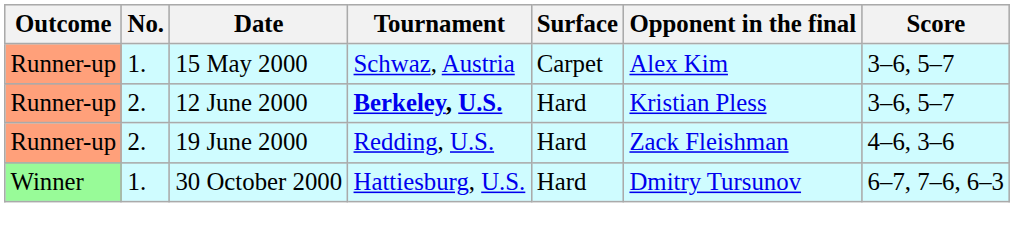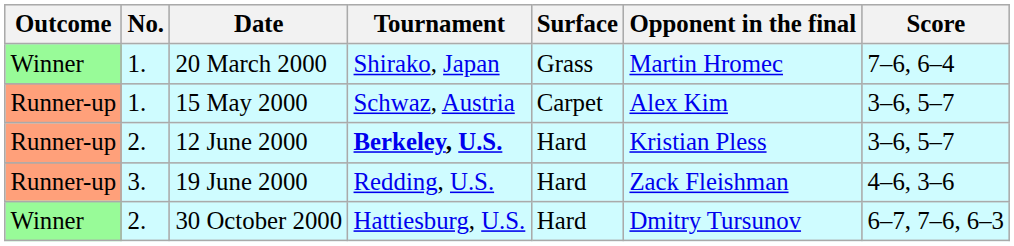+ row: (251, 63)
(137, 142) 2. -> (137, 181) 3.
(137, 181) 1. -> (137, 220) 2.
